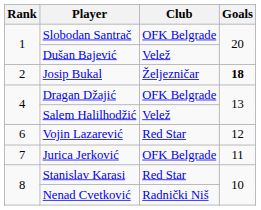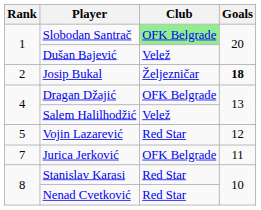(179, 34) no background -> (179, 34) lightgreen background
(22, 134) 6 -> (22, 134) 5
(175, 194) Radnički Niš -> (164, 194) Red Star
